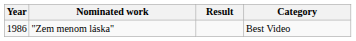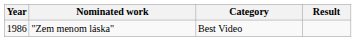columns swapped: (297, 12) <-> (220, 12)
